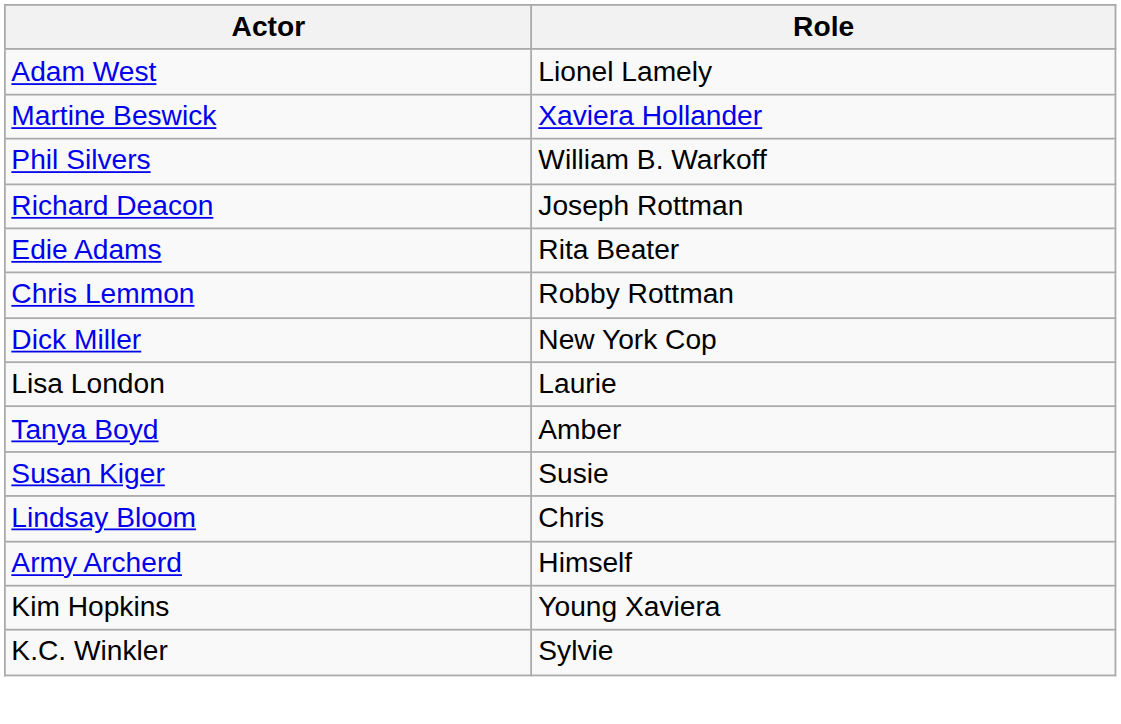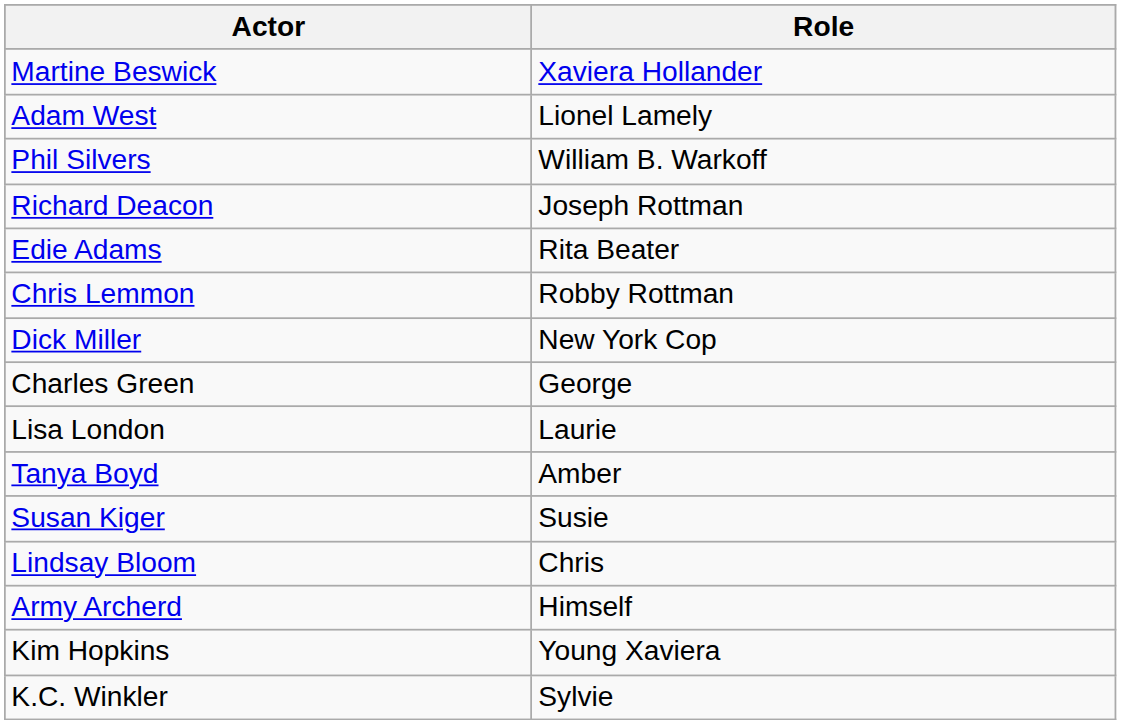rows swapped: (114, 116) <-> (84, 71)
+ row: (103, 384)
